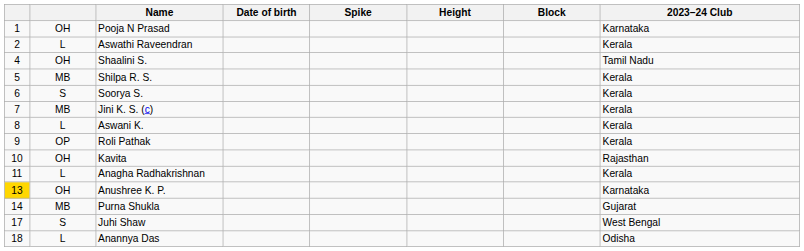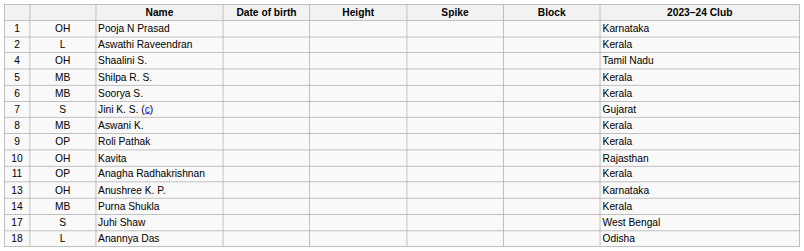columns swapped: (455, 13) <-> (358, 13)
(63, 94) S -> (63, 94) MB
(63, 110) MB -> (63, 110) S
(617, 110) Kerala -> (619, 110) Gujarat
(63, 126) L -> (63, 126) MB
(63, 174) L -> (63, 174) OP
(17, 190) gold background -> (17, 190) no background
(619, 207) Gujarat -> (617, 207) Kerala
